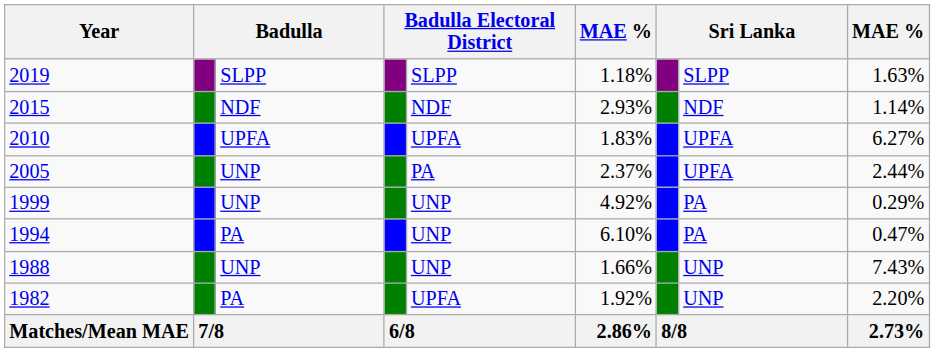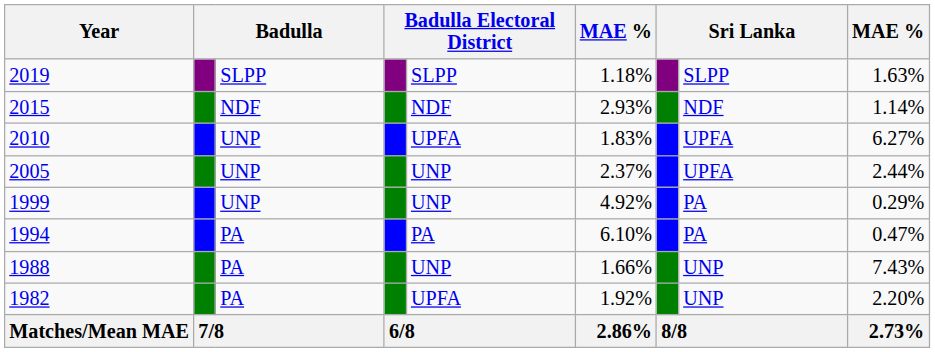(245, 139) UPFA -> (240, 139) UNP
(423, 171) PA -> (431, 171) UNP
(431, 235) UNP -> (423, 235) PA
(240, 266) UNP -> (232, 266) PA
